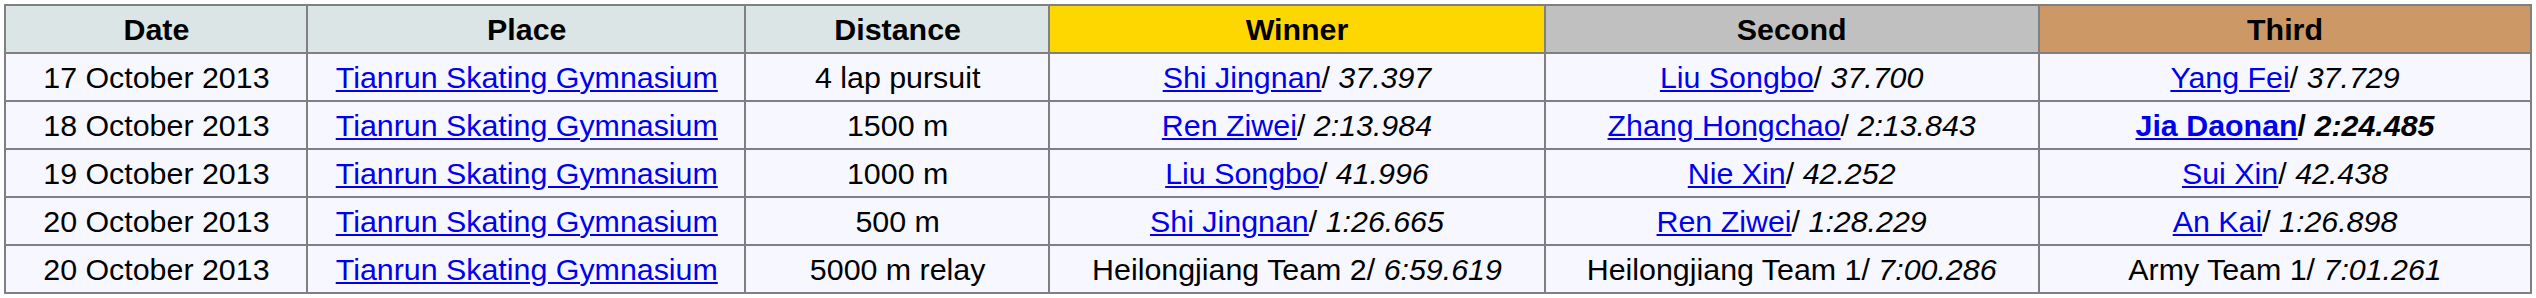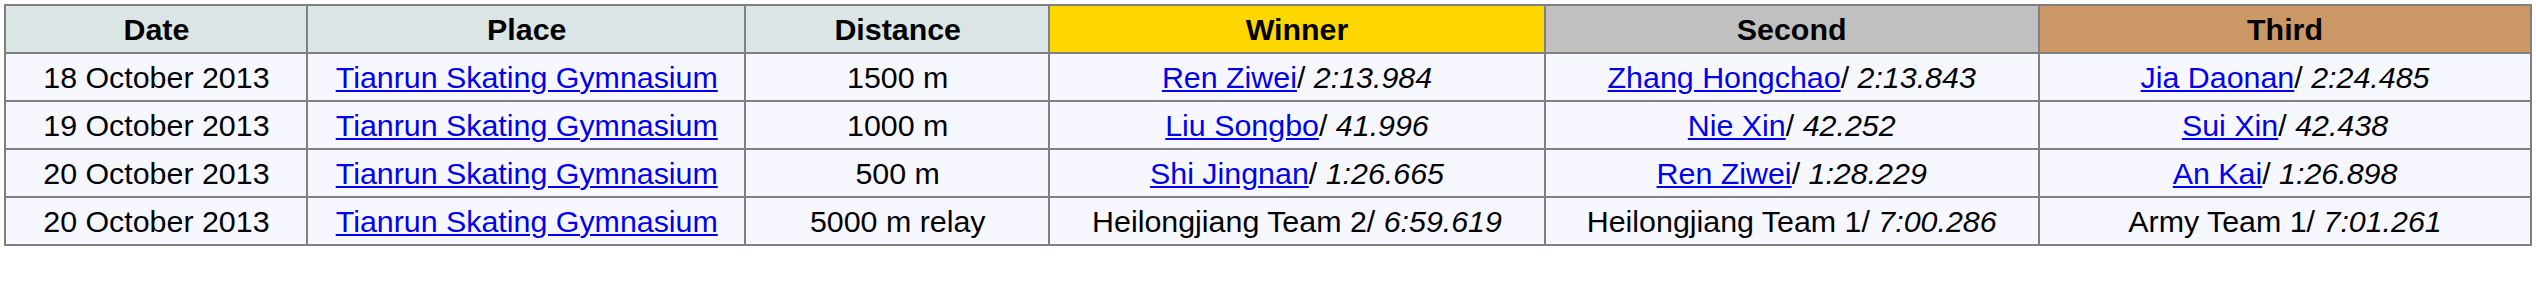- row: (1297, 77)
(2285, 125) bold -> (2285, 77) normal
